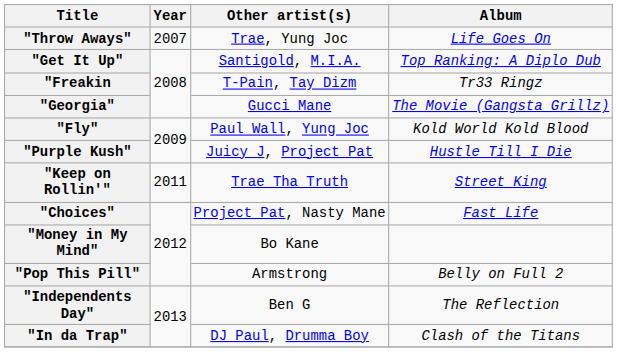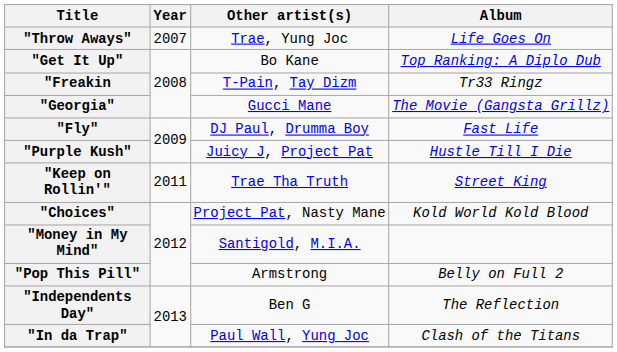(290, 61) Santigold, M.I.A. -> (290, 61) Bo Kane
(290, 129) Paul Wall, Yung Joc -> (290, 129) DJ Paul, Drumma Boy
(501, 129) Kold World Kold Blood -> (501, 129) Fast Life
(501, 213) Fast Life -> (501, 213) Kold World Kold Blood
(290, 244) Bo Kane -> (290, 244) Santigold, M.I.A.
(290, 336) DJ Paul, Drumma Boy -> (290, 336) Paul Wall, Yung Joc
